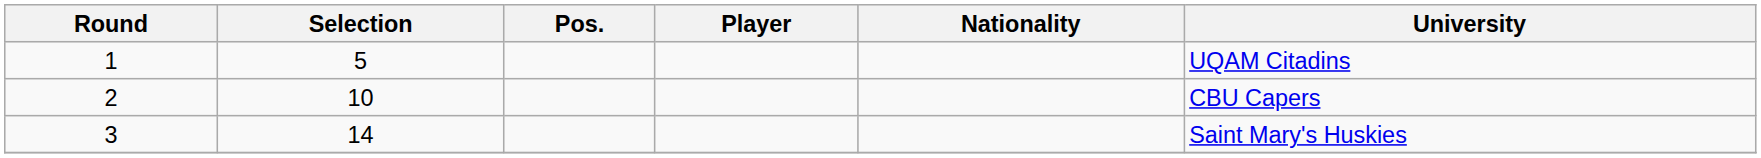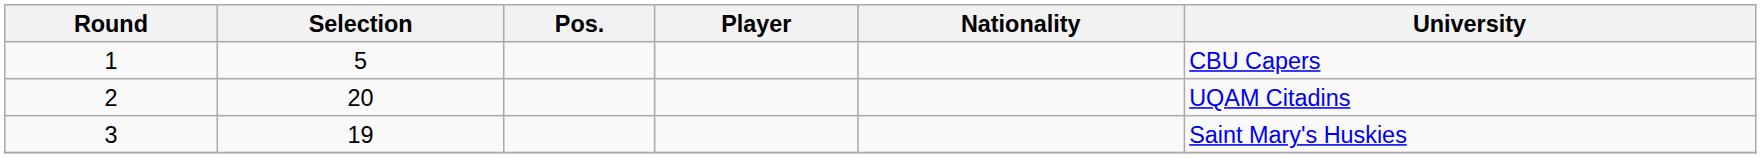(1270, 61) UQAM Citadins -> (1255, 61) CBU Capers
(361, 98) 10 -> (361, 98) 20
(1255, 98) CBU Capers -> (1270, 98) UQAM Citadins
(361, 135) 14 -> (361, 135) 19
